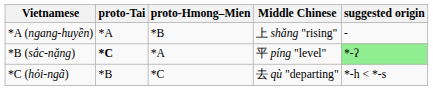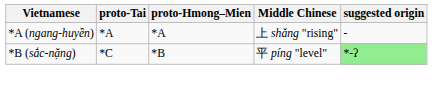(158, 33) *B -> (158, 33) *A
(106, 54) bold -> (106, 54) normal
(158, 54) *A -> (158, 54) *B
- row: (38, 74)
